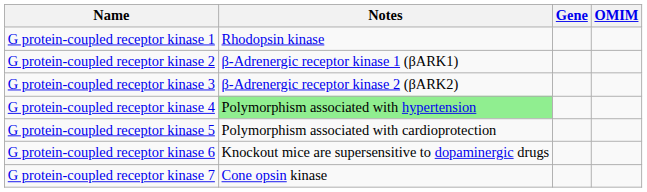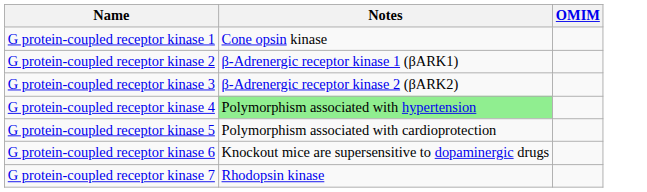- column: (572, 15)
(273, 38) Rhodopsin kinase -> (274, 38) Cone opsin kinase
(274, 175) Cone opsin kinase -> (273, 175) Rhodopsin kinase
